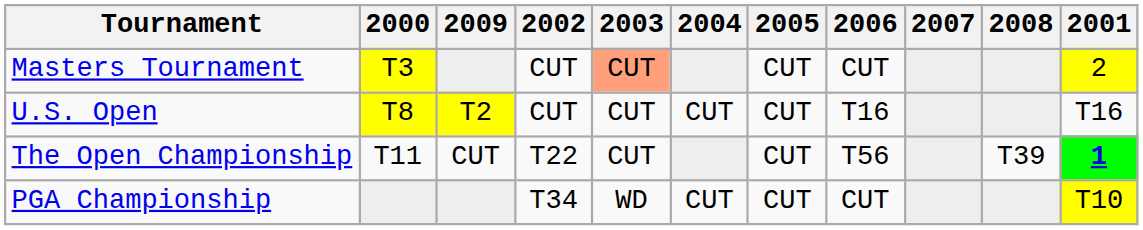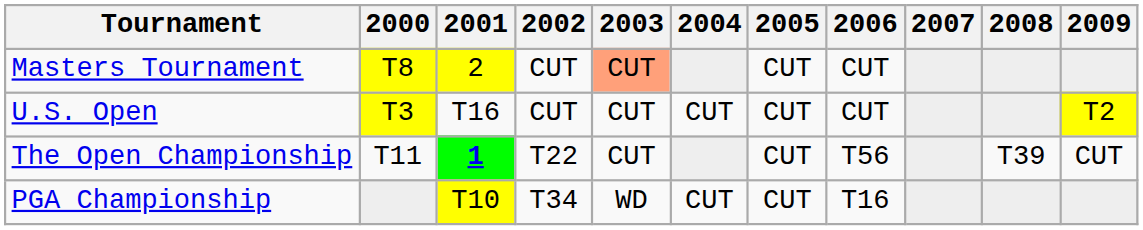columns swapped: (1099, 27) <-> (476, 27)
(398, 71) T3 -> (398, 71) T8
(398, 115) T8 -> (398, 115) T3
(865, 115) T16 -> (865, 115) CUT
(865, 202) CUT -> (865, 202) T16
